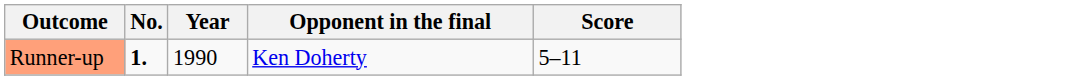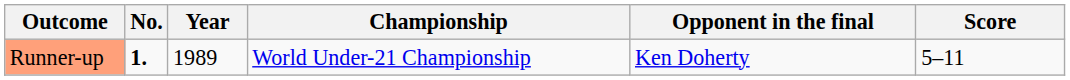+ column: (439, 22)
(195, 57) 1990 -> (195, 57) 1989
